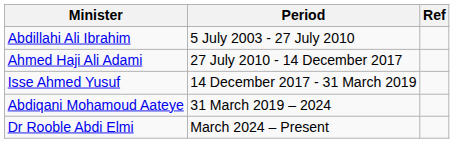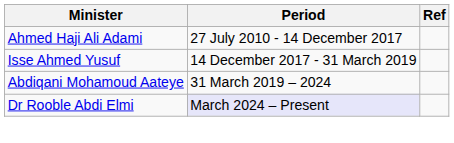- row: (69, 37)
(260, 127) no background -> (260, 104) lavender background
